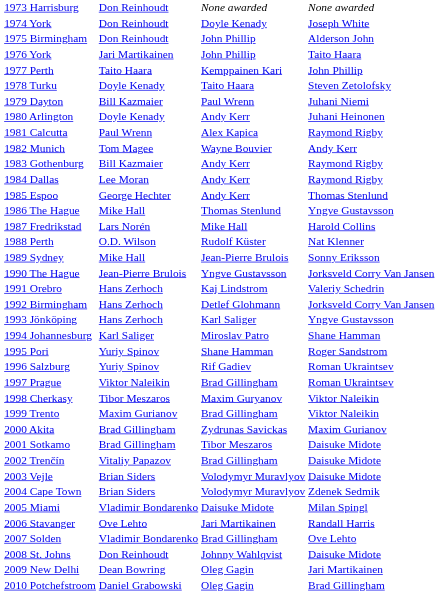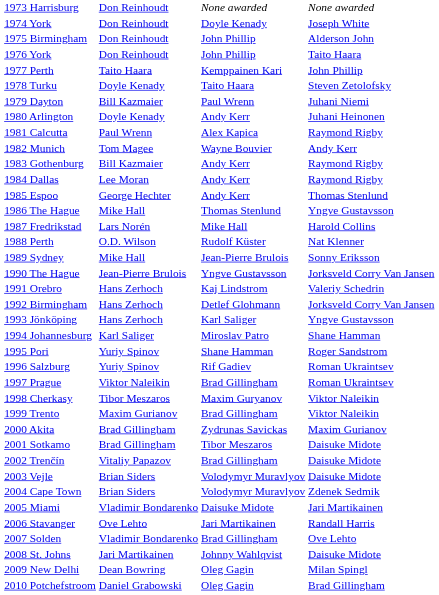(136, 54) Jari Martikainen -> (134, 54) Don Reinhoudt
(338, 507) Milan Spingl -> (345, 507) Jari Martikainen
(134, 554) Don Reinhoudt -> (136, 554) Jari Martikainen
(345, 569) Jari Martikainen -> (338, 569) Milan Spingl
